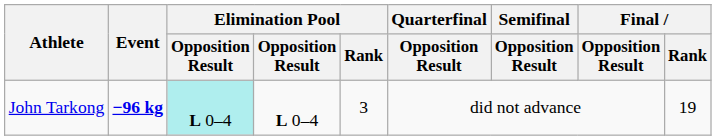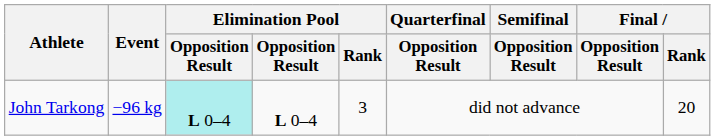(138, 107) bold -> (137, 107) normal
(687, 107) 19 -> (686, 107) 20
